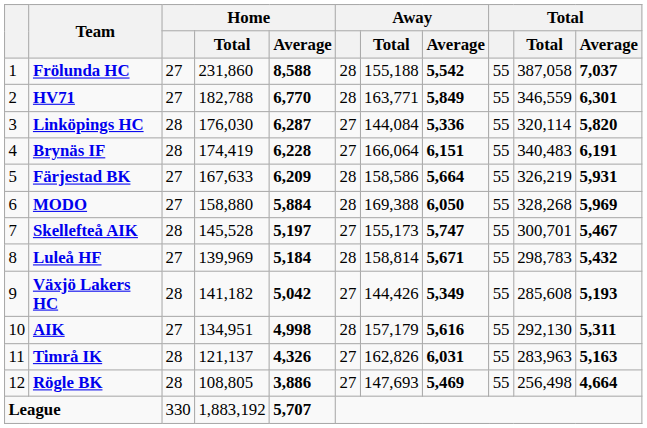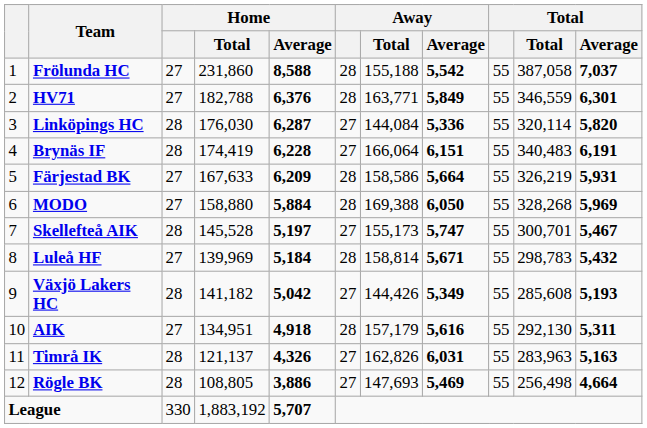(292, 97) 6,770 -> (292, 97) 6,376
(292, 329) 4,998 -> (292, 329) 4,918
